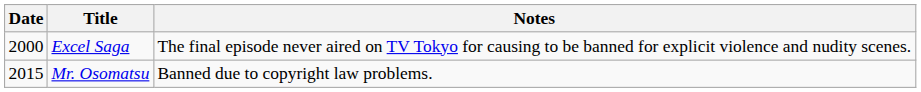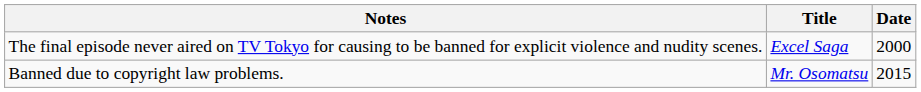columns swapped: (26, 18) <-> (534, 18)
